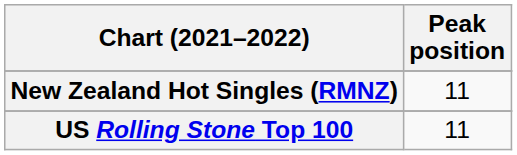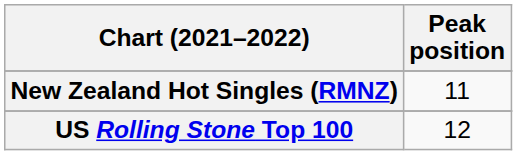(457, 129) 11 -> (457, 129) 12
